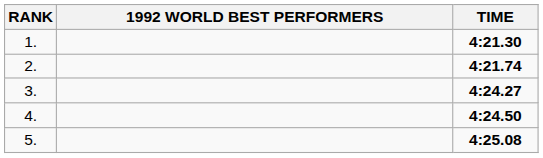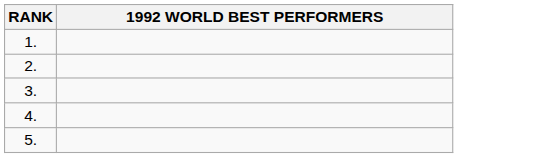- column: (495, 17)
